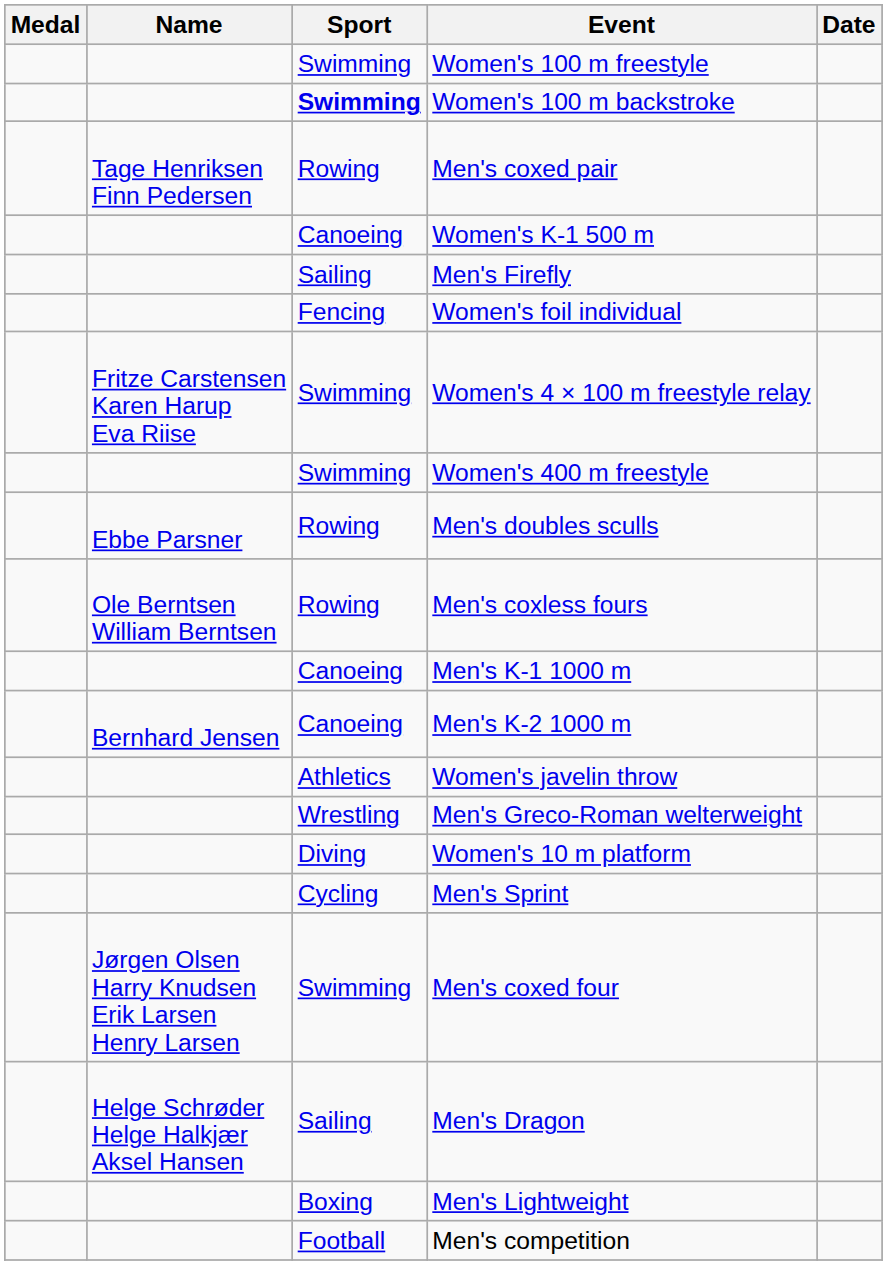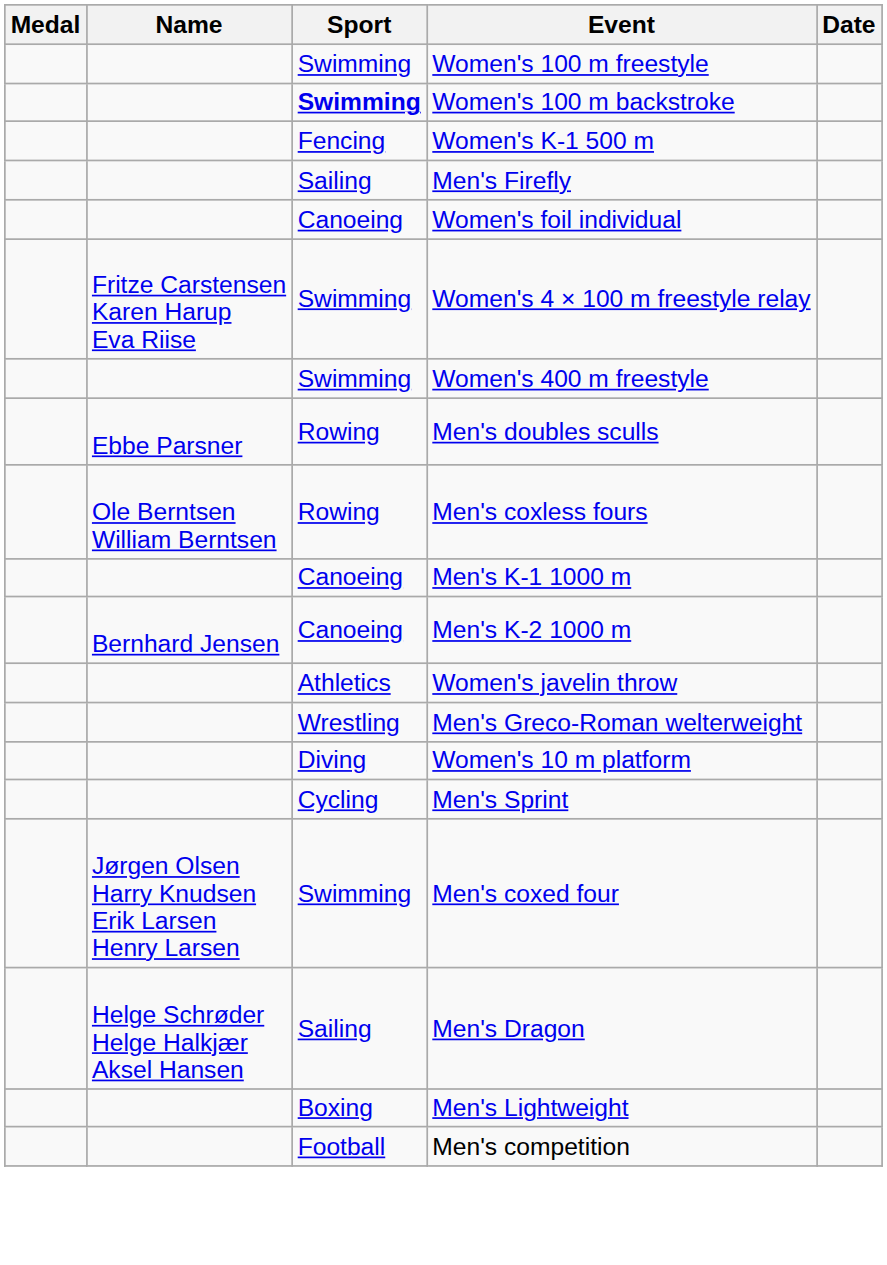- row: (525, 169)
(350, 235) Canoeing -> (341, 141) Fencing
(341, 313) Fencing -> (350, 219) Canoeing
